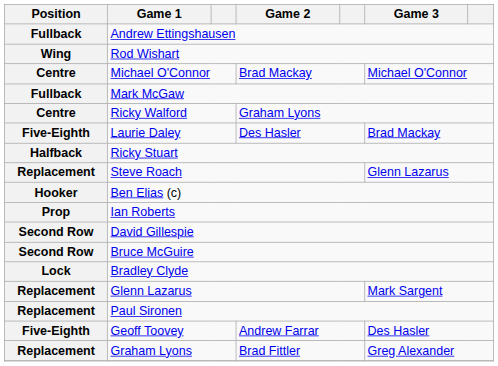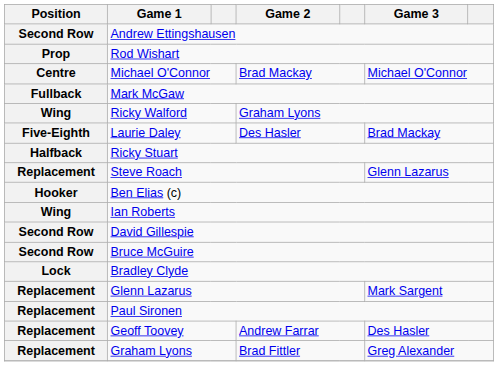(56, 34) Fullback -> (56, 34) Second Row
(56, 53) Wing -> (56, 53) Prop
(56, 113) Centre -> (56, 113) Wing
(56, 212) Prop -> (56, 212) Wing
(56, 331) Five-Eighth -> (56, 331) Replacement
